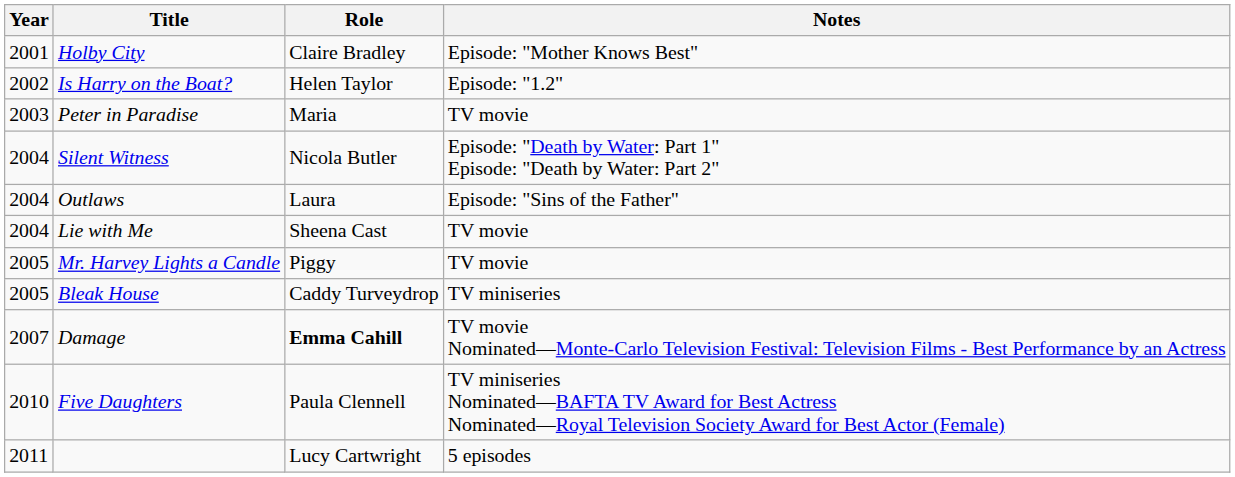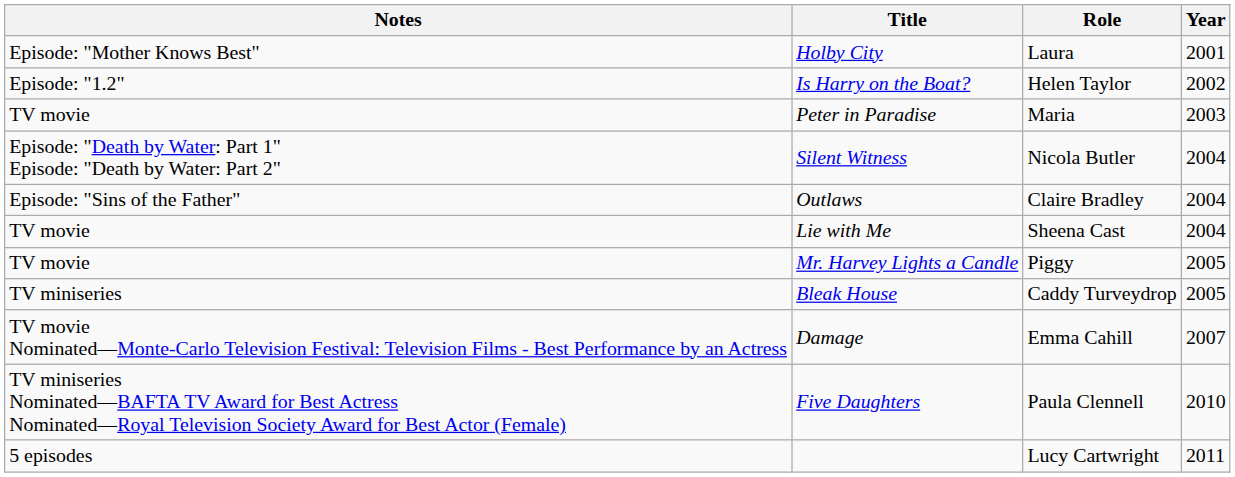columns swapped: (29, 20) <-> (837, 20)
(347, 51) Claire Bradley -> (1051, 51) Laura
(312, 199) Laura -> (1086, 199) Claire Bradley
(346, 336) bold -> (1080, 336) normal
